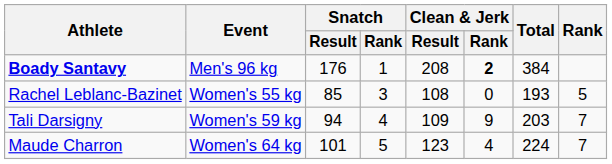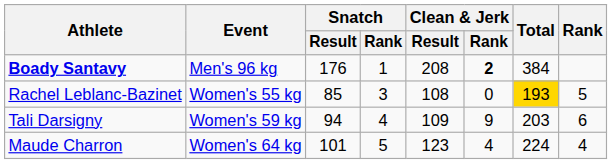(536, 94) no background -> (536, 94) gold background
(583, 120) 7 -> (583, 120) 6
(583, 146) 7 -> (583, 146) 4
